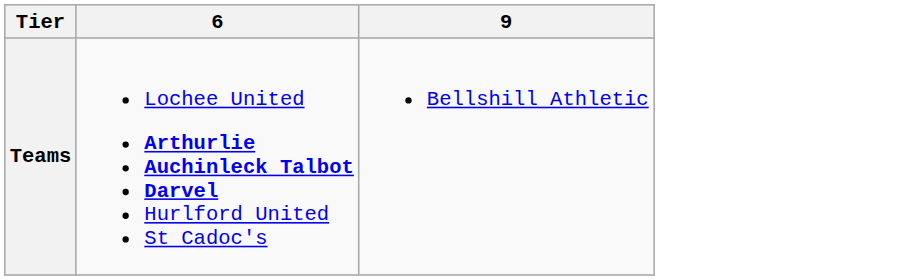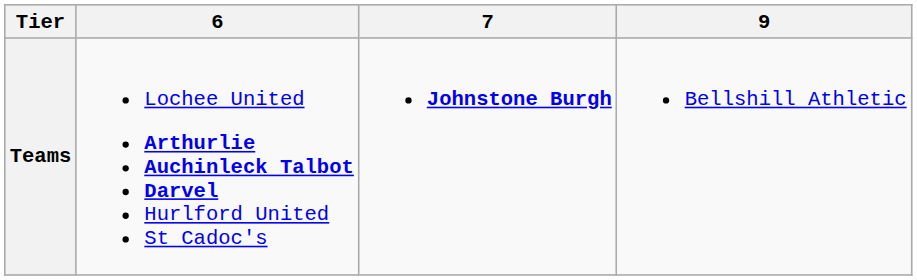+ column: (488, 22)
